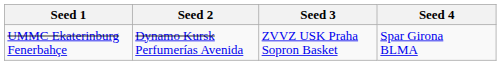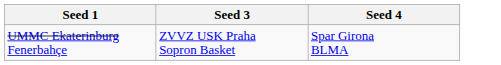- column: (195, 14)
